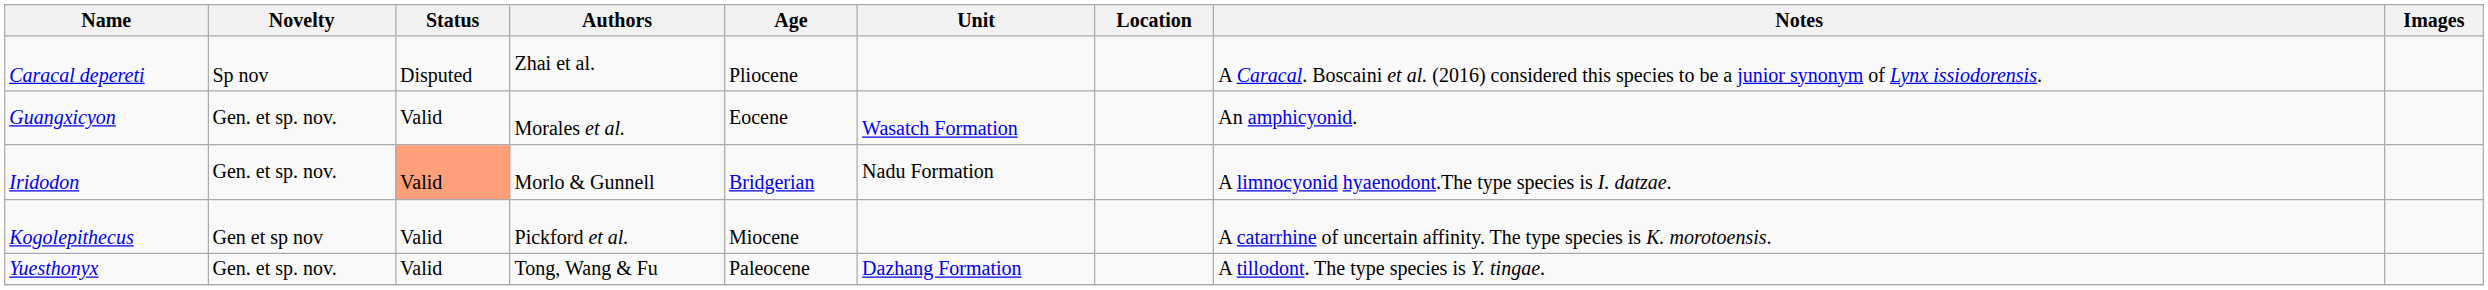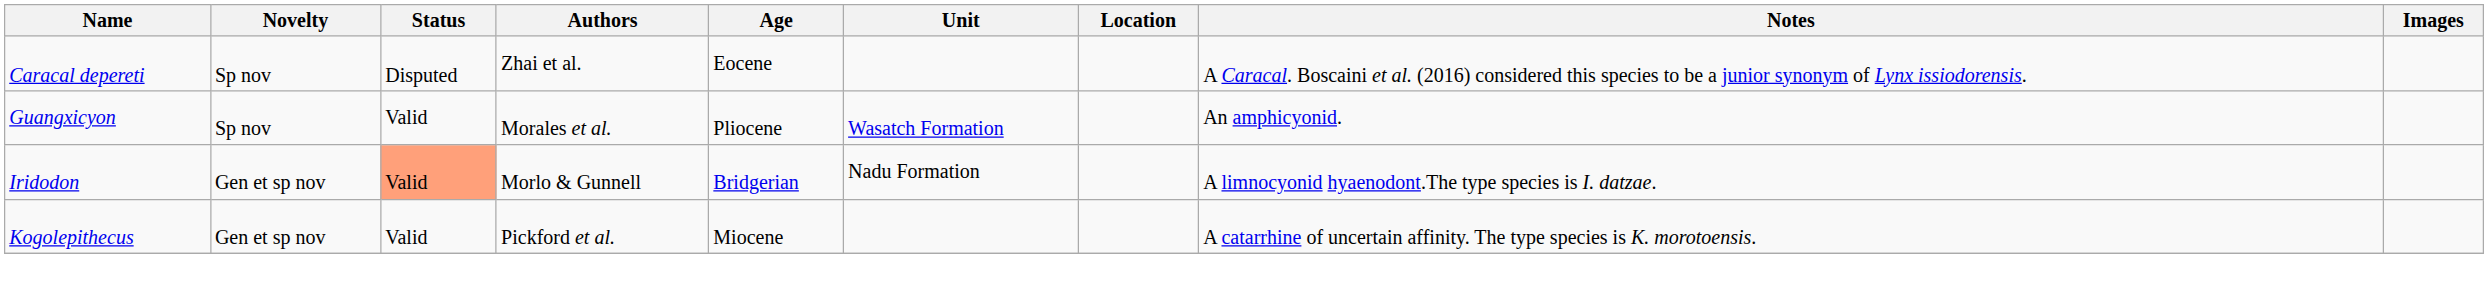(763, 74) Pliocene -> (743, 63) Eocene
(275, 117) Gen. et sp. nov. -> (243, 128) Sp nov
(758, 117) Eocene -> (748, 128) Pliocene
(275, 171) Gen. et sp. nov. -> (270, 183) Gen et sp nov
- row: (54, 268)
